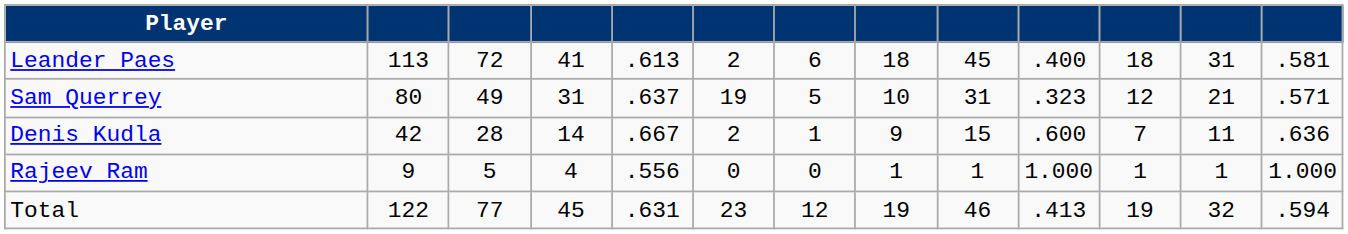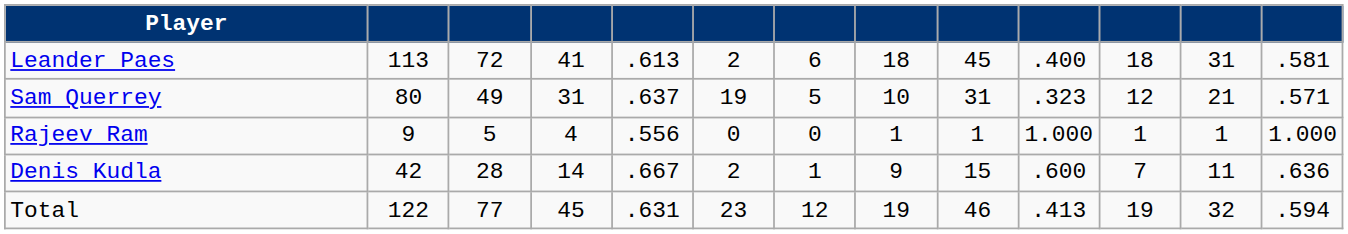rows swapped: (86, 135) <-> (79, 173)
